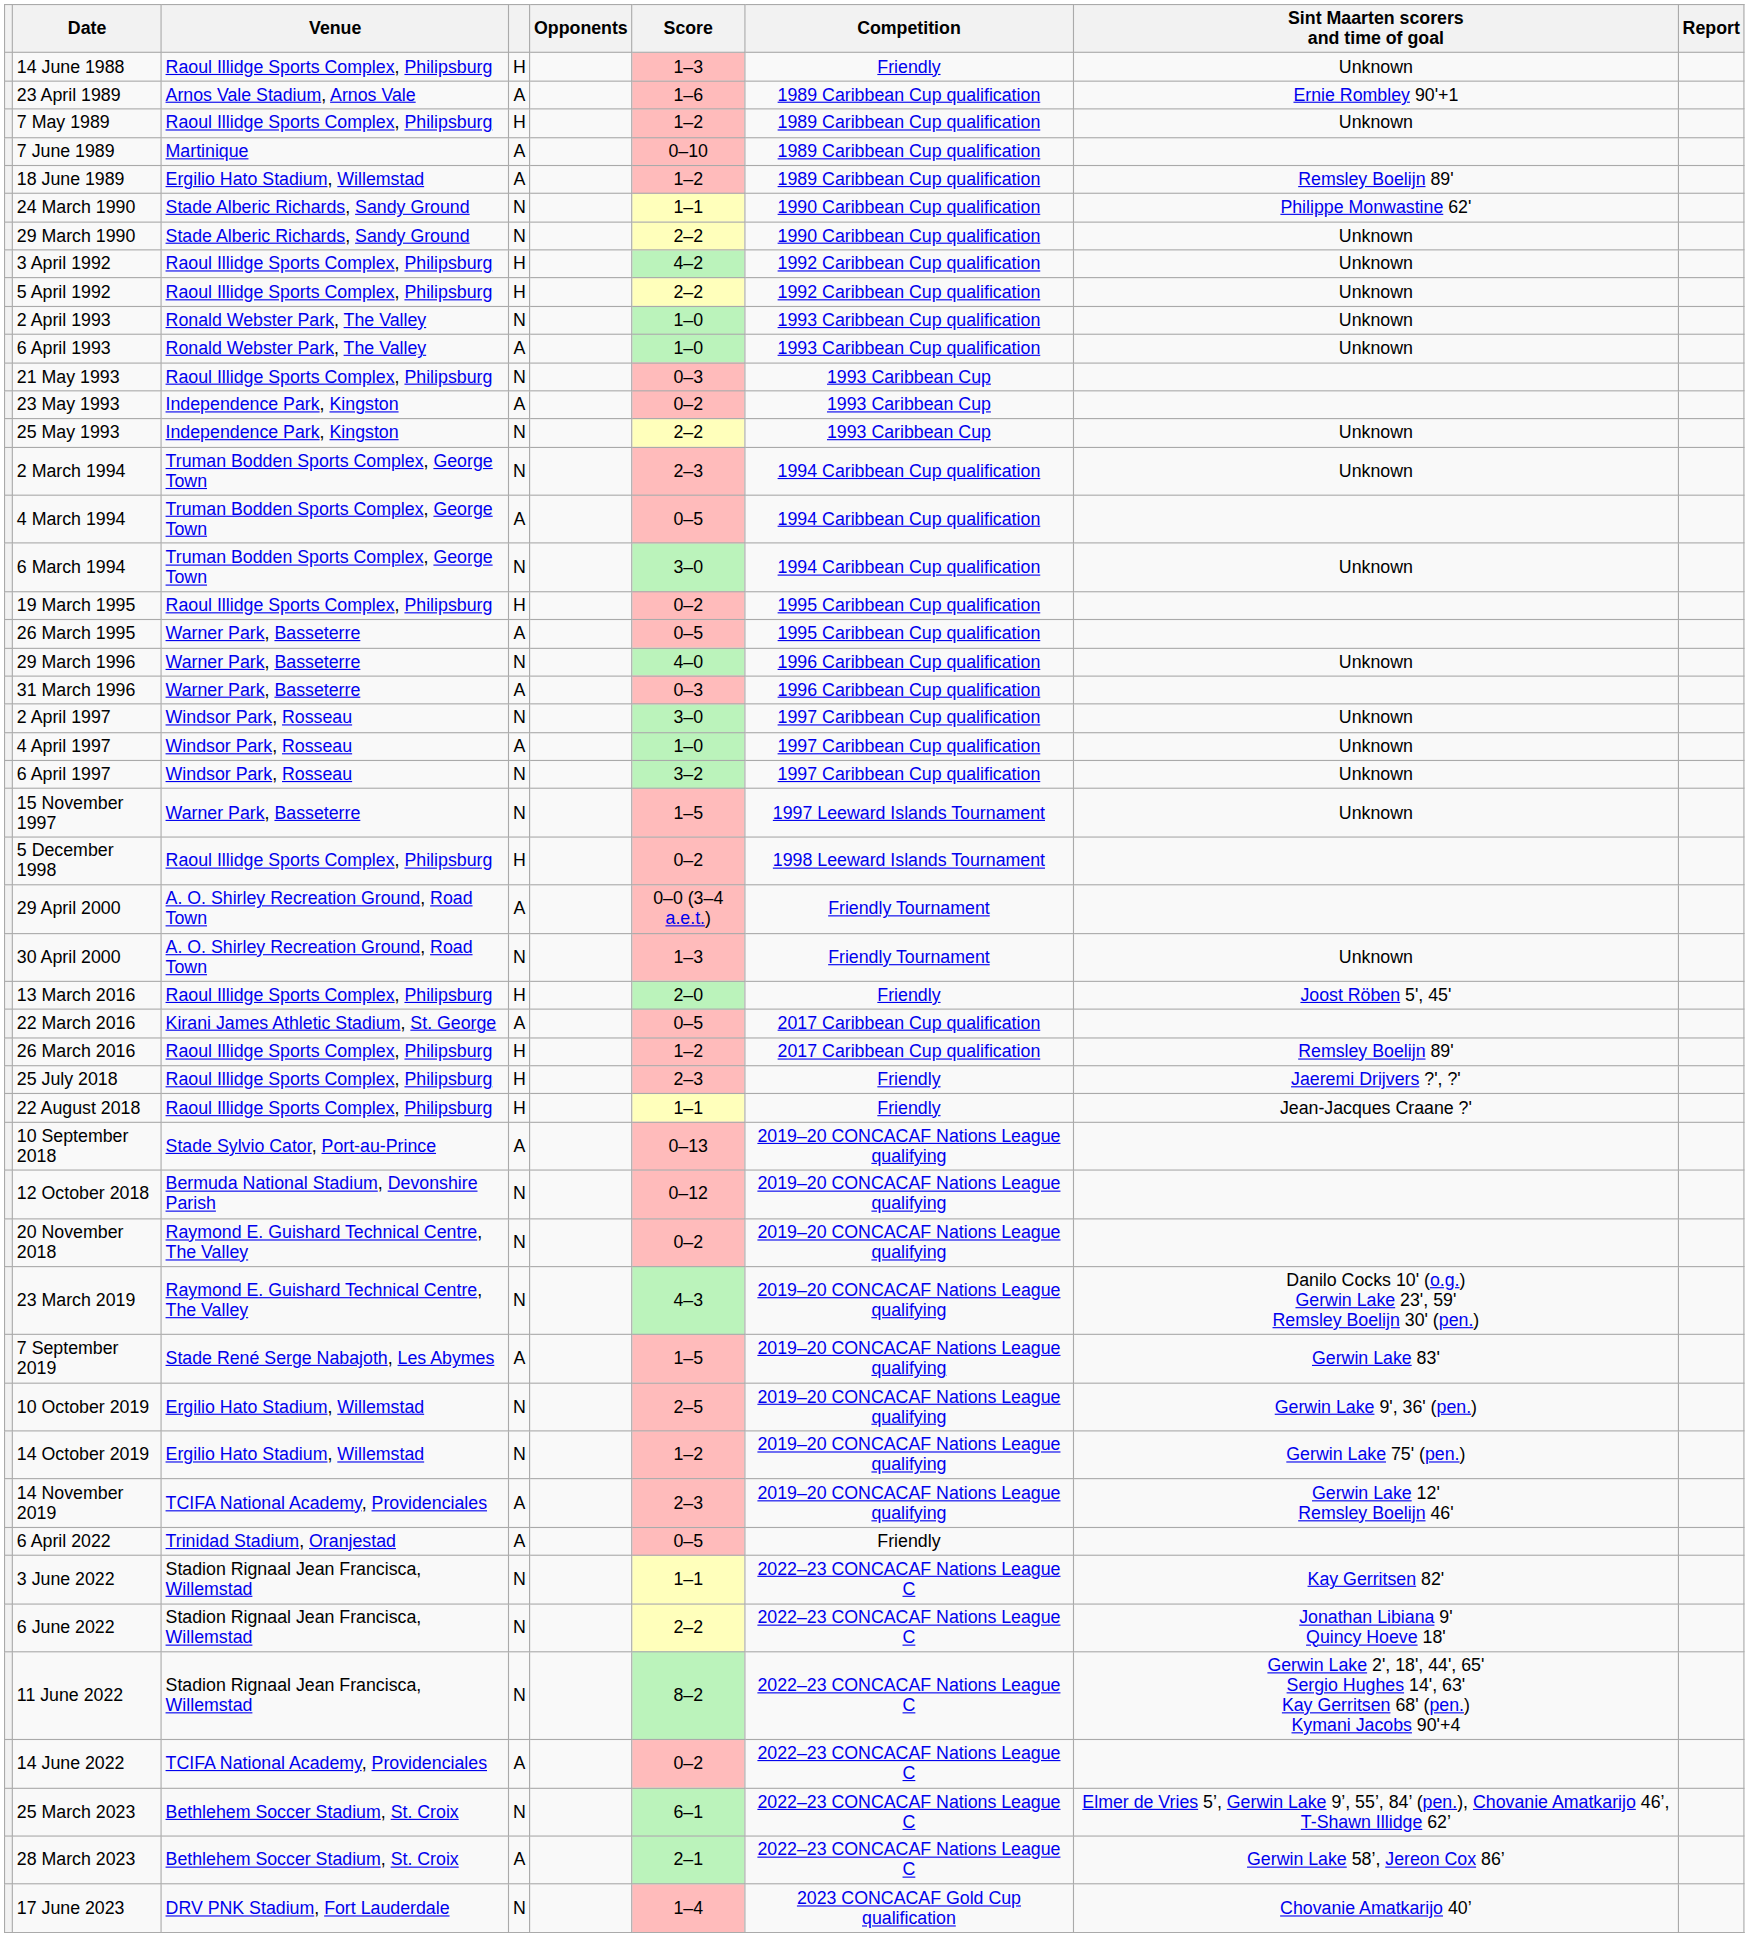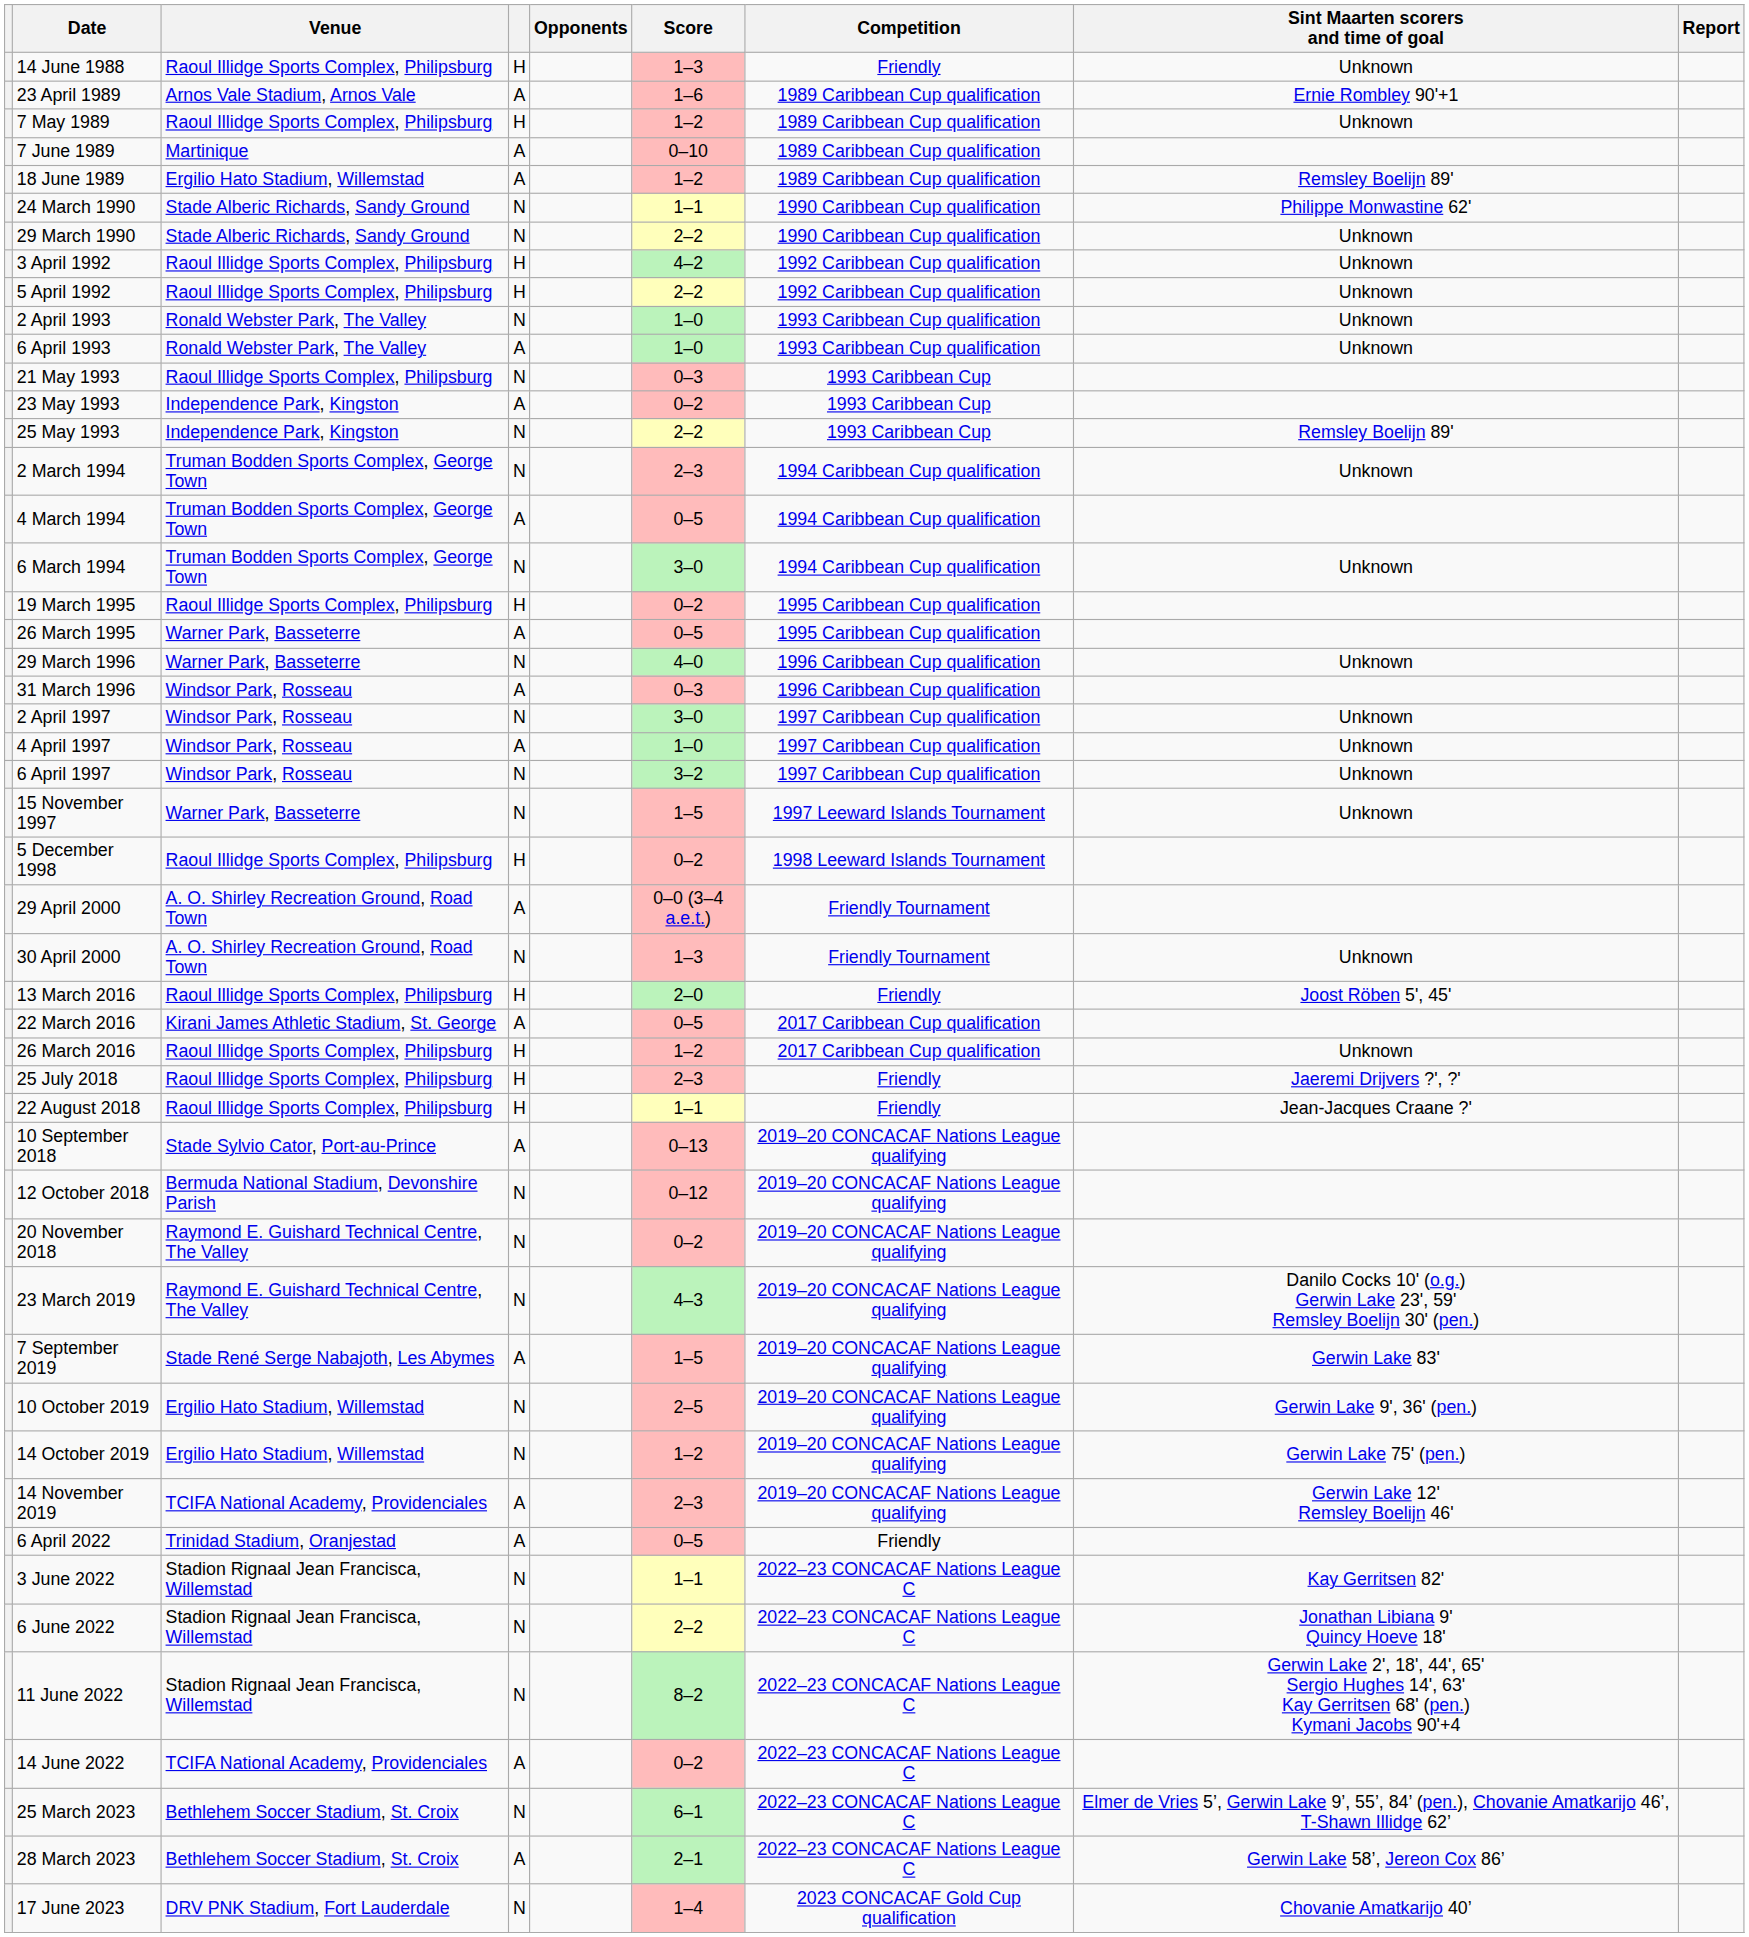(1376, 432) Unknown -> (1376, 432) Remsley Boelijn 89'
(263, 689) Warner Park, Basseterre -> (259, 689) Windsor Park, Rosseau
(1376, 1051) Remsley Boelijn 89' -> (1376, 1051) Unknown
